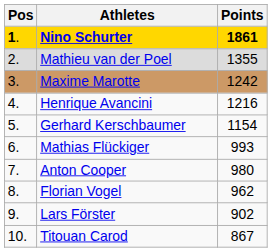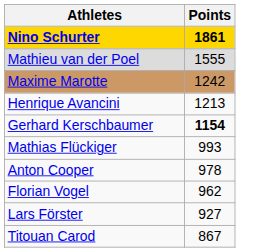- column: (21, 15)
(242, 59) 1355 -> (210, 59) 1555
(242, 103) 1216 -> (210, 103) 1213
(242, 125) normal -> (210, 125) bold
(242, 170) 980 -> (210, 170) 978
(242, 214) 902 -> (210, 214) 927
